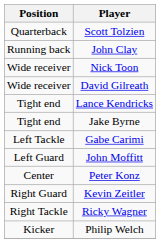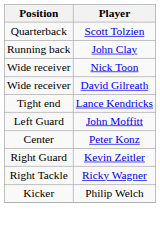- row: (114, 121)
- row: (114, 139)
